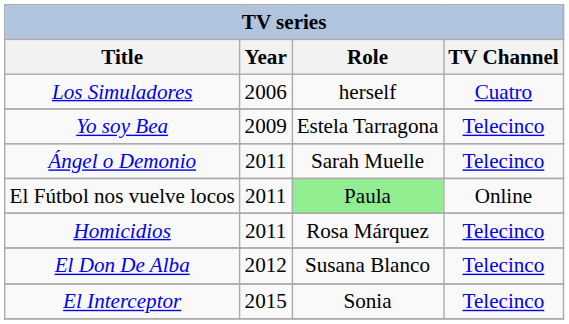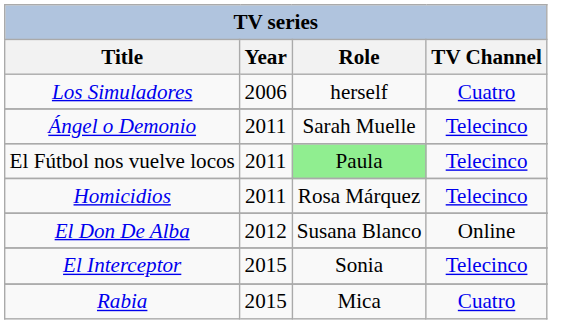- row: (122, 126)
(503, 196) Online -> (487, 161) Telecinco
(503, 265) Telecinco -> (487, 231) Online
+ row: (122, 300)
